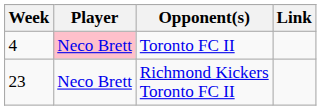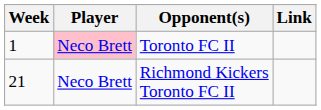(13, 45) 4 -> (13, 45) 1
(17, 82) 23 -> (17, 82) 21
